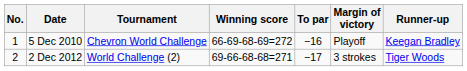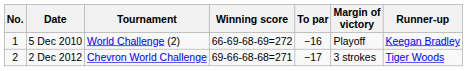(147, 41) Chevron World Challenge -> (134, 41) World Challenge (2)
(134, 58) World Challenge (2) -> (147, 58) Chevron World Challenge
